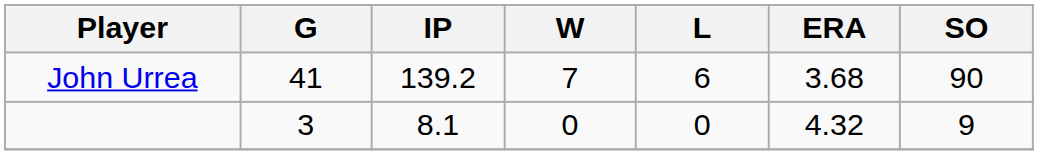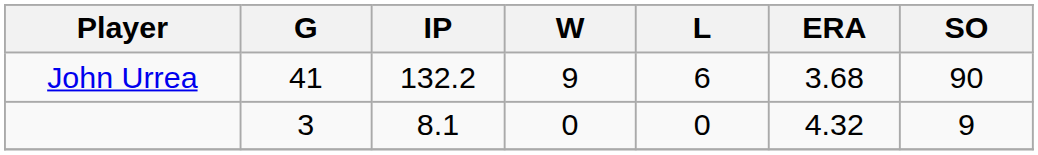(438, 76) 139.2 -> (438, 76) 132.2
(570, 76) 7 -> (570, 76) 9
